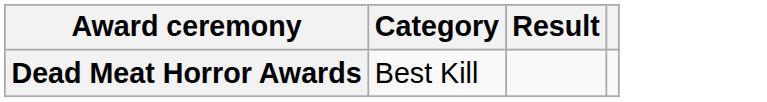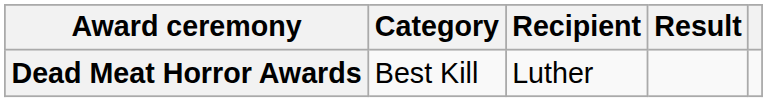+ column: (577, 27)
